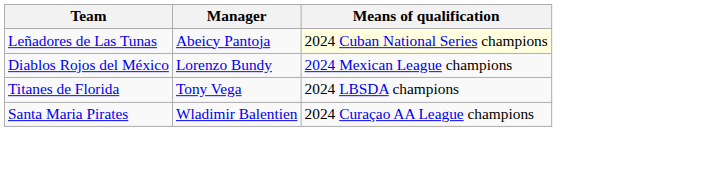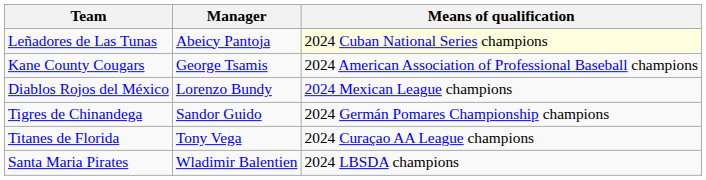+ row: (76, 65)
+ row: (75, 114)
(382, 89) 2024 LBSDA champions -> (419, 138) 2024 Curaçao AA League champions
(419, 114) 2024 Curaçao AA League champions -> (382, 162) 2024 LBSDA champions
